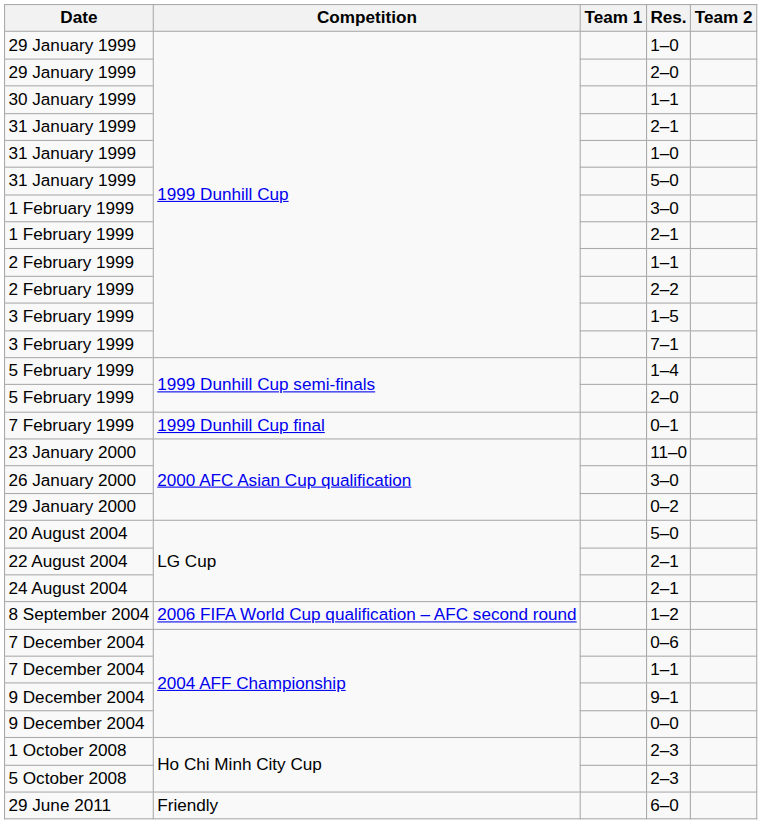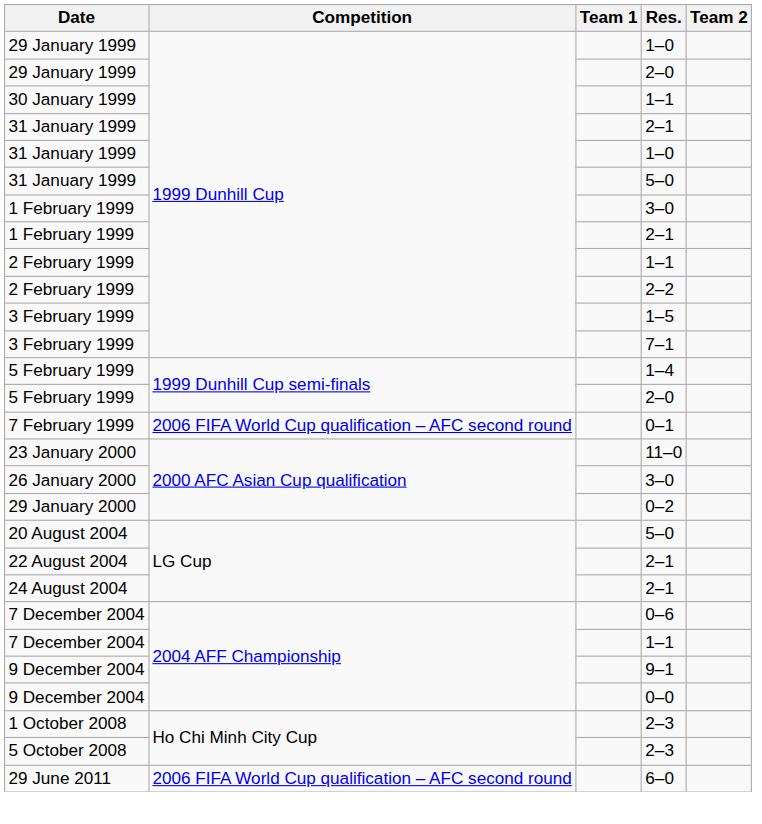(241, 425) 1999 Dunhill Cup final -> (362, 425) 2006 FIFA World Cup qualification – AFC second round
- row: (79, 615)
(188, 805) Friendly -> (362, 778) 2006 FIFA World Cup qualification – AFC second round
